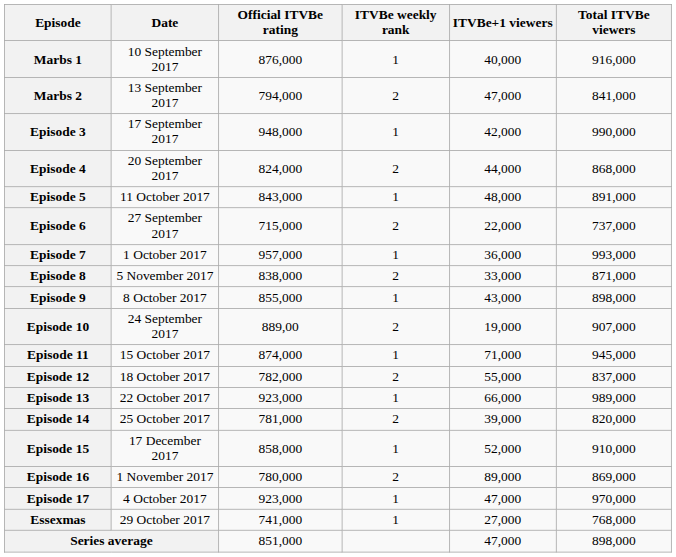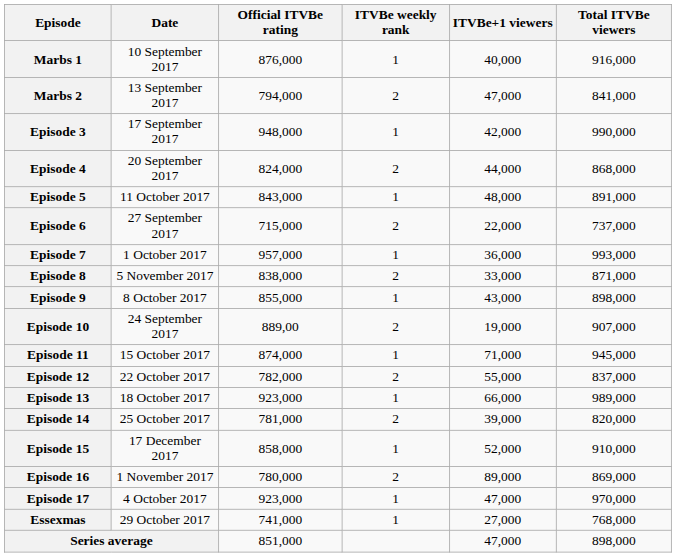(165, 376) 18 October 2017 -> (165, 376) 22 October 2017
(165, 398) 22 October 2017 -> (165, 398) 18 October 2017
